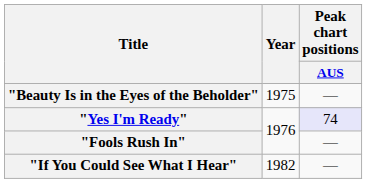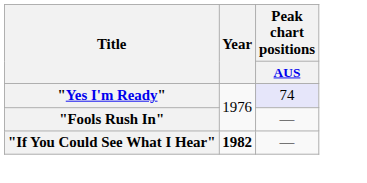- row: (133, 95)
(281, 166) normal -> (237, 142) bold
